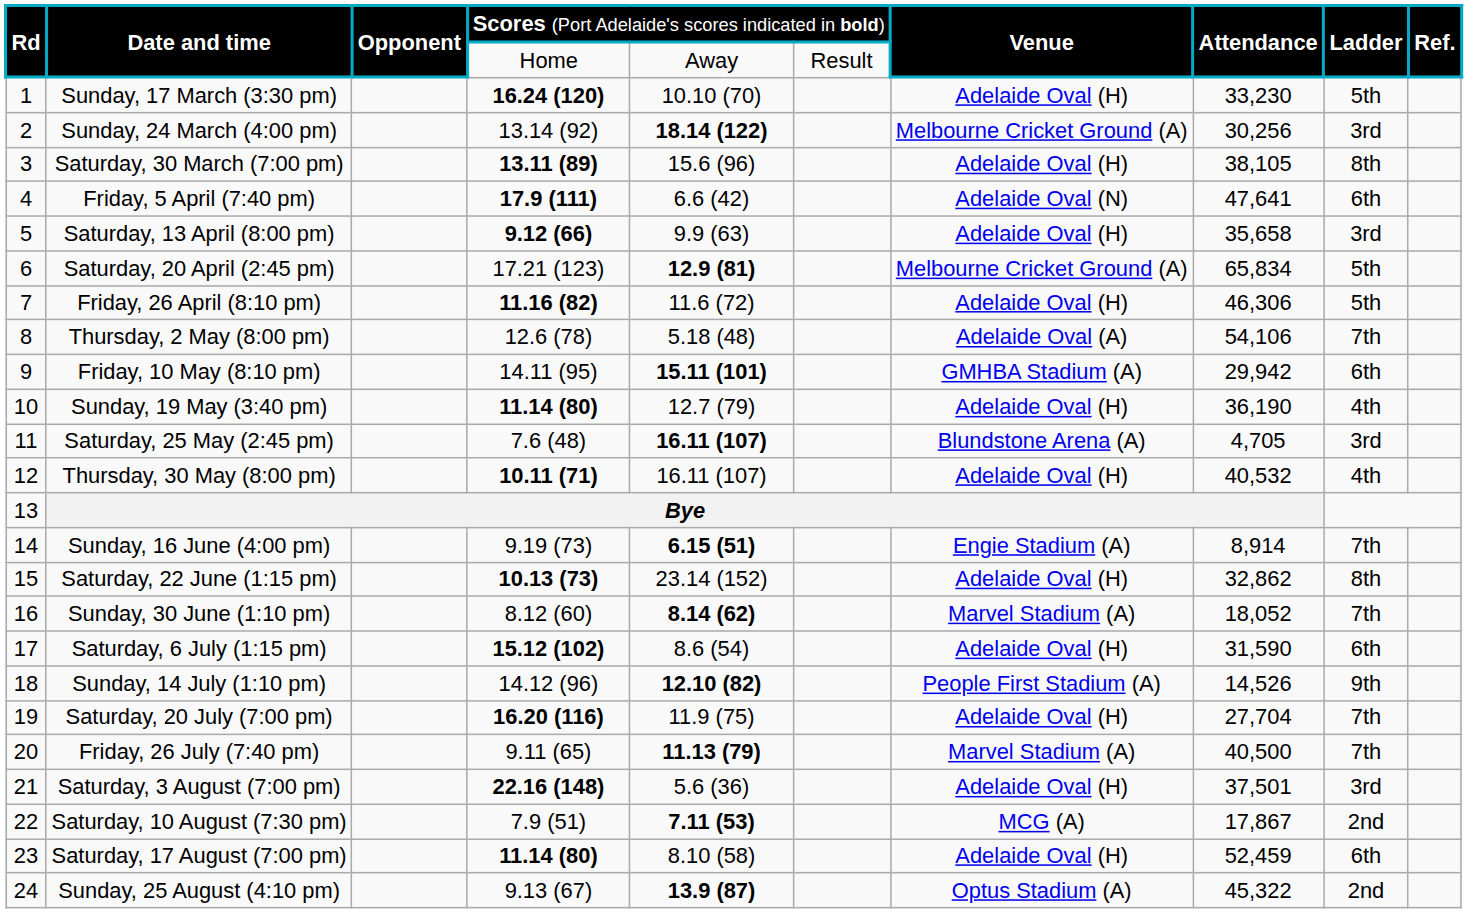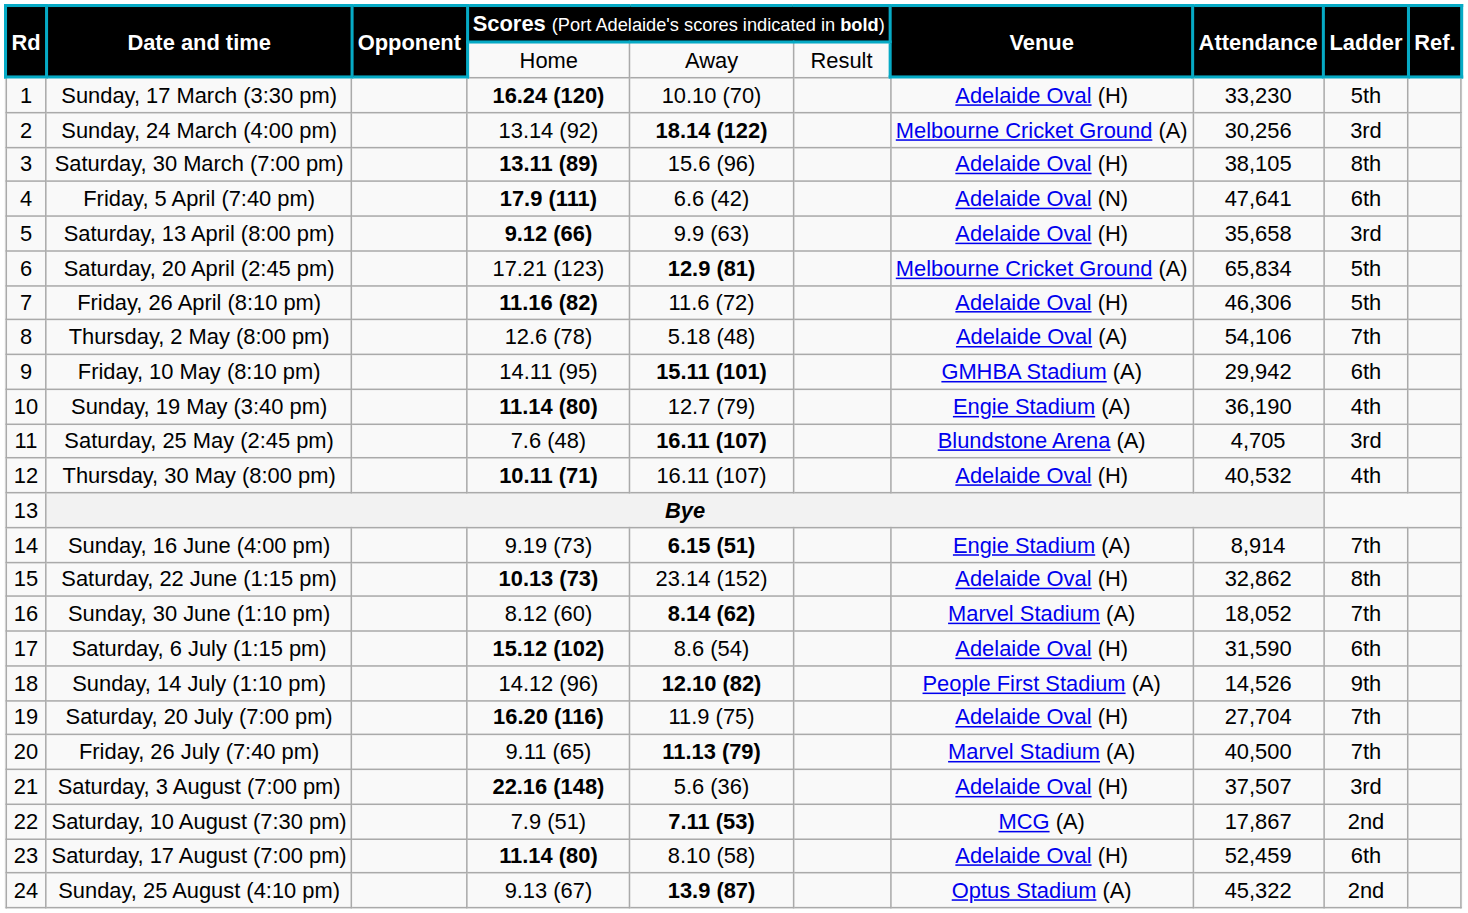(1042, 407) Adelaide Oval (H) -> (1042, 407) Engie Stadium (A)
(1258, 787) 37,501 -> (1258, 787) 37,507
